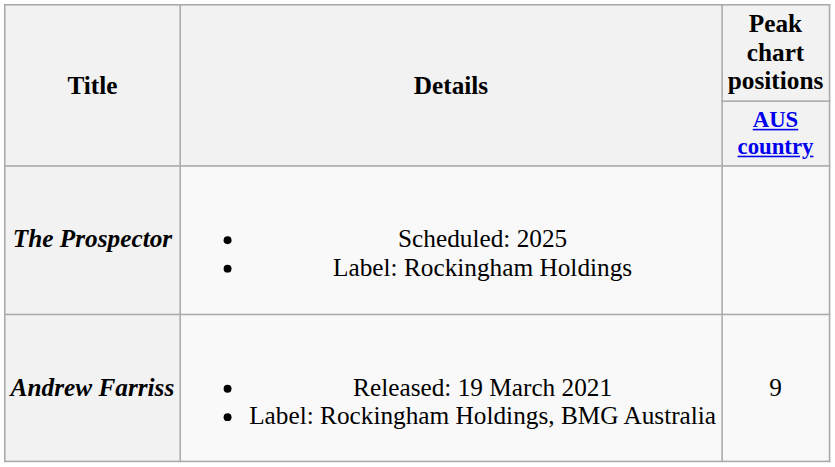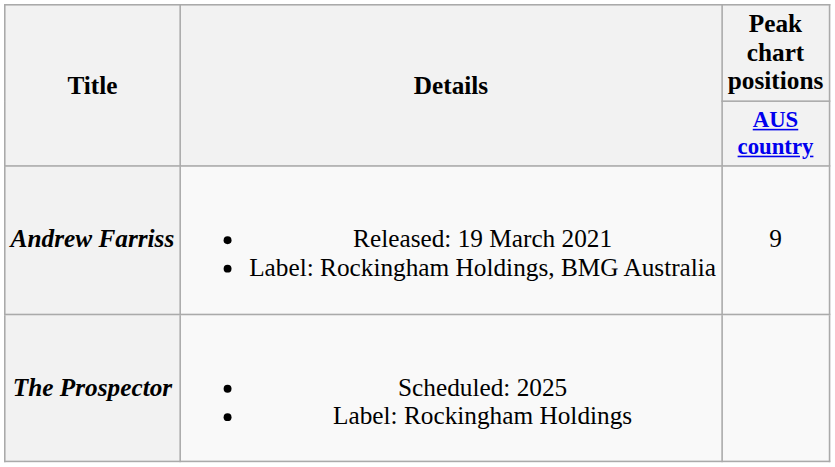rows swapped: (92, 387) <-> (92, 239)
